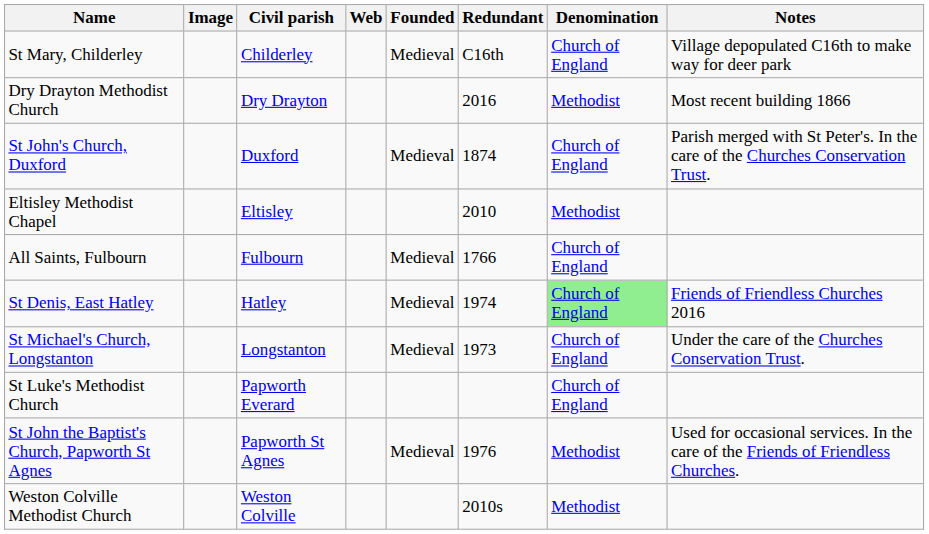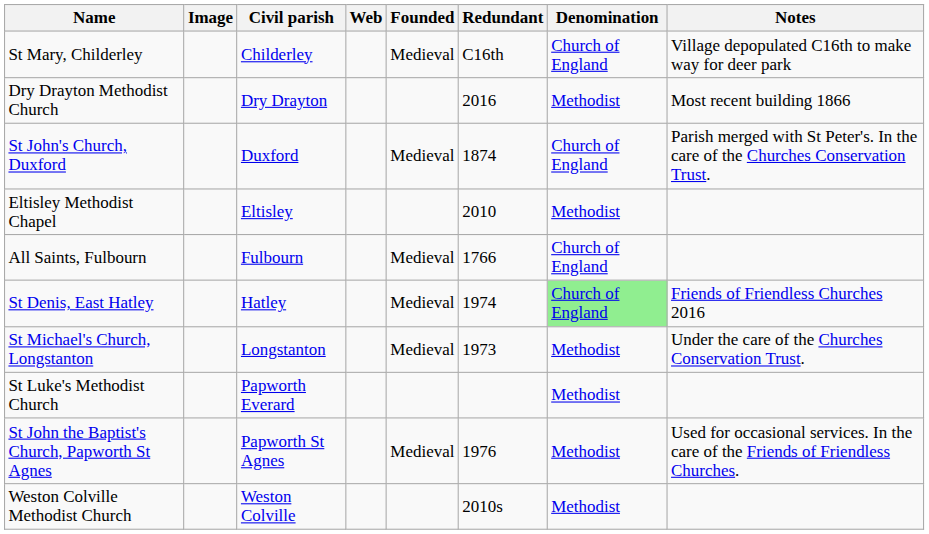(585, 349) Church of England -> (586, 349) Methodist
(585, 395) Church of England -> (586, 395) Methodist
